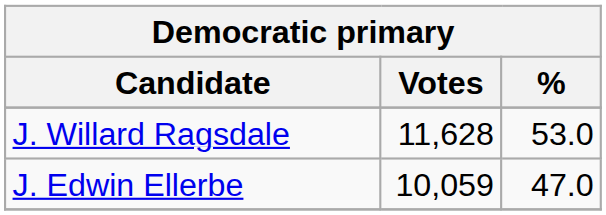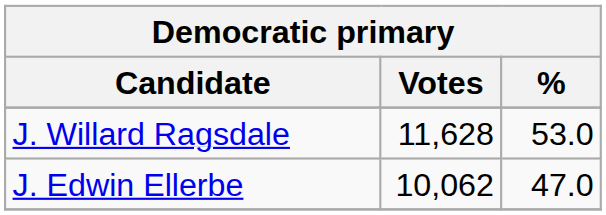(445, 185) 10,059 -> (445, 185) 10,062
